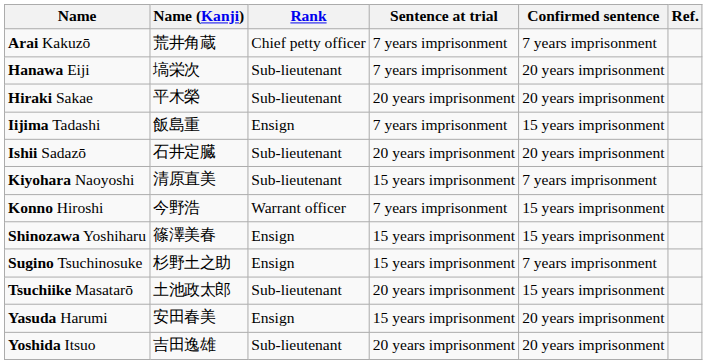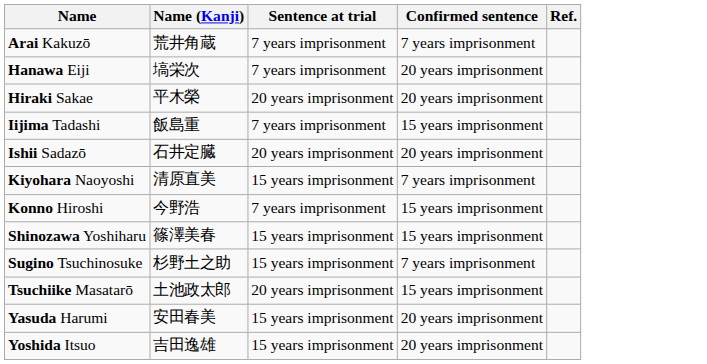- column: (308, 16)
(444, 345) 20 years imprisonment -> (322, 345) 15 years imprisonment
